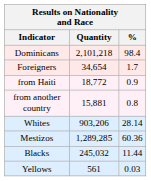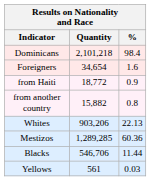(132, 67) 1.7 -> (132, 67) 1.6
(94, 102) 15,881 -> (94, 102) 15,882
(132, 123) 28.14 -> (132, 123) 22.13
(94, 153) 245,032 -> (94, 153) 546,706
